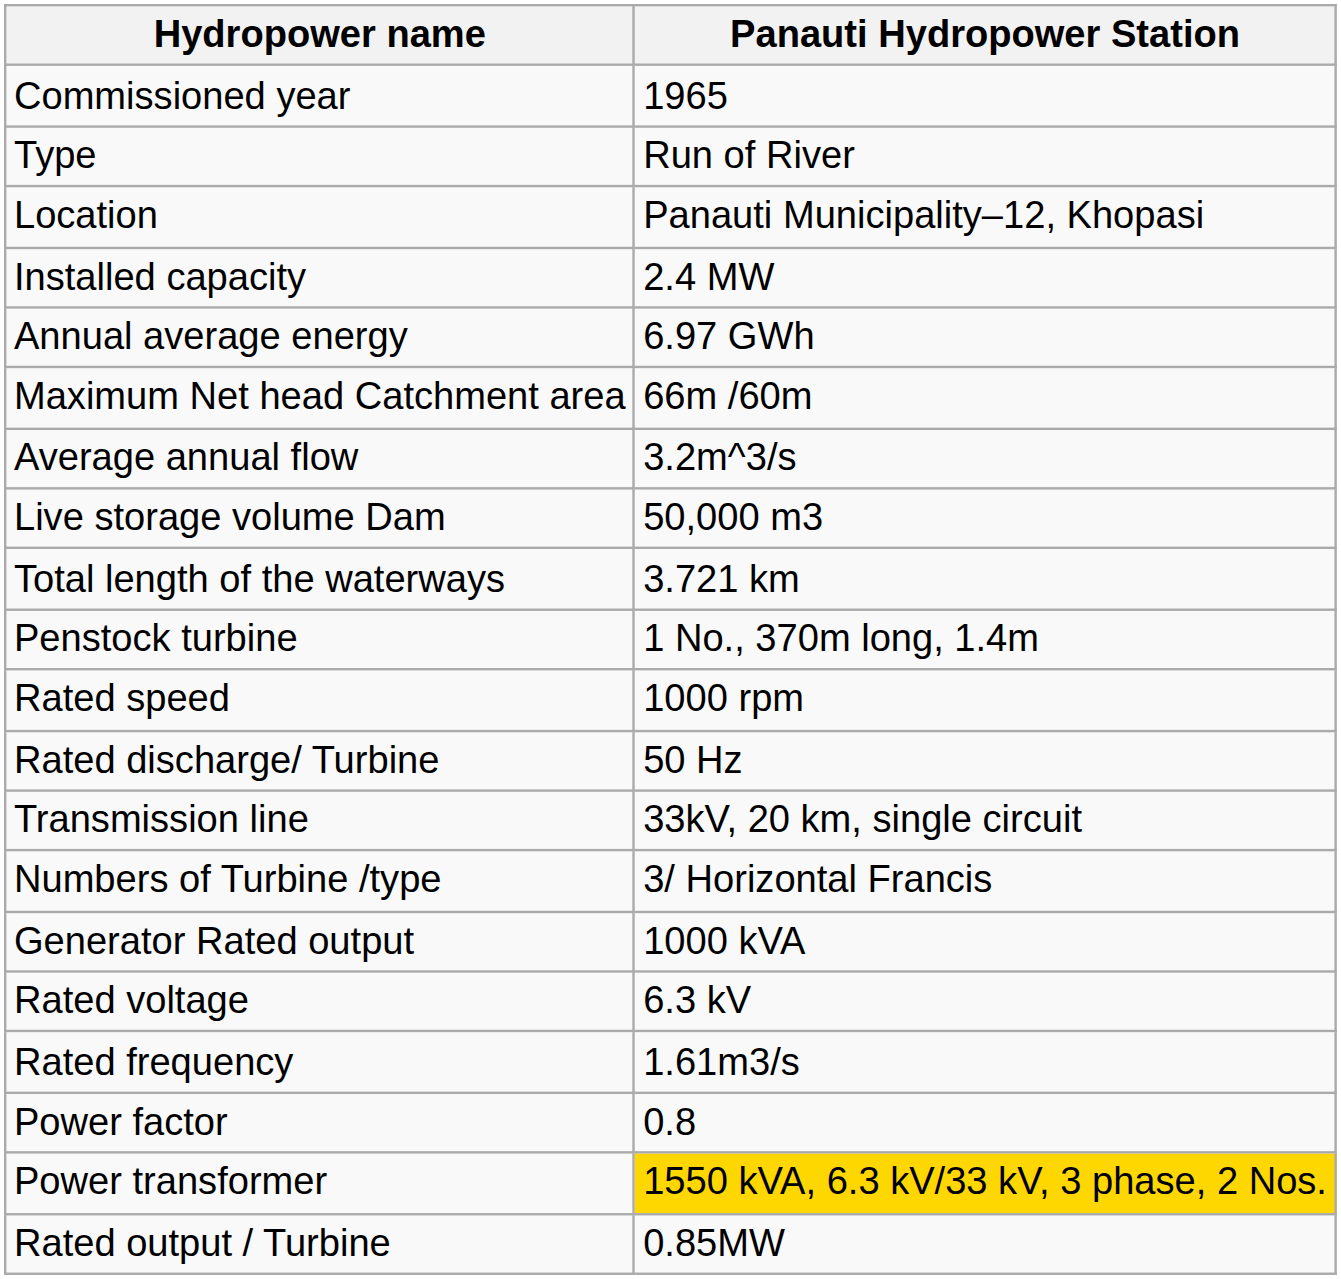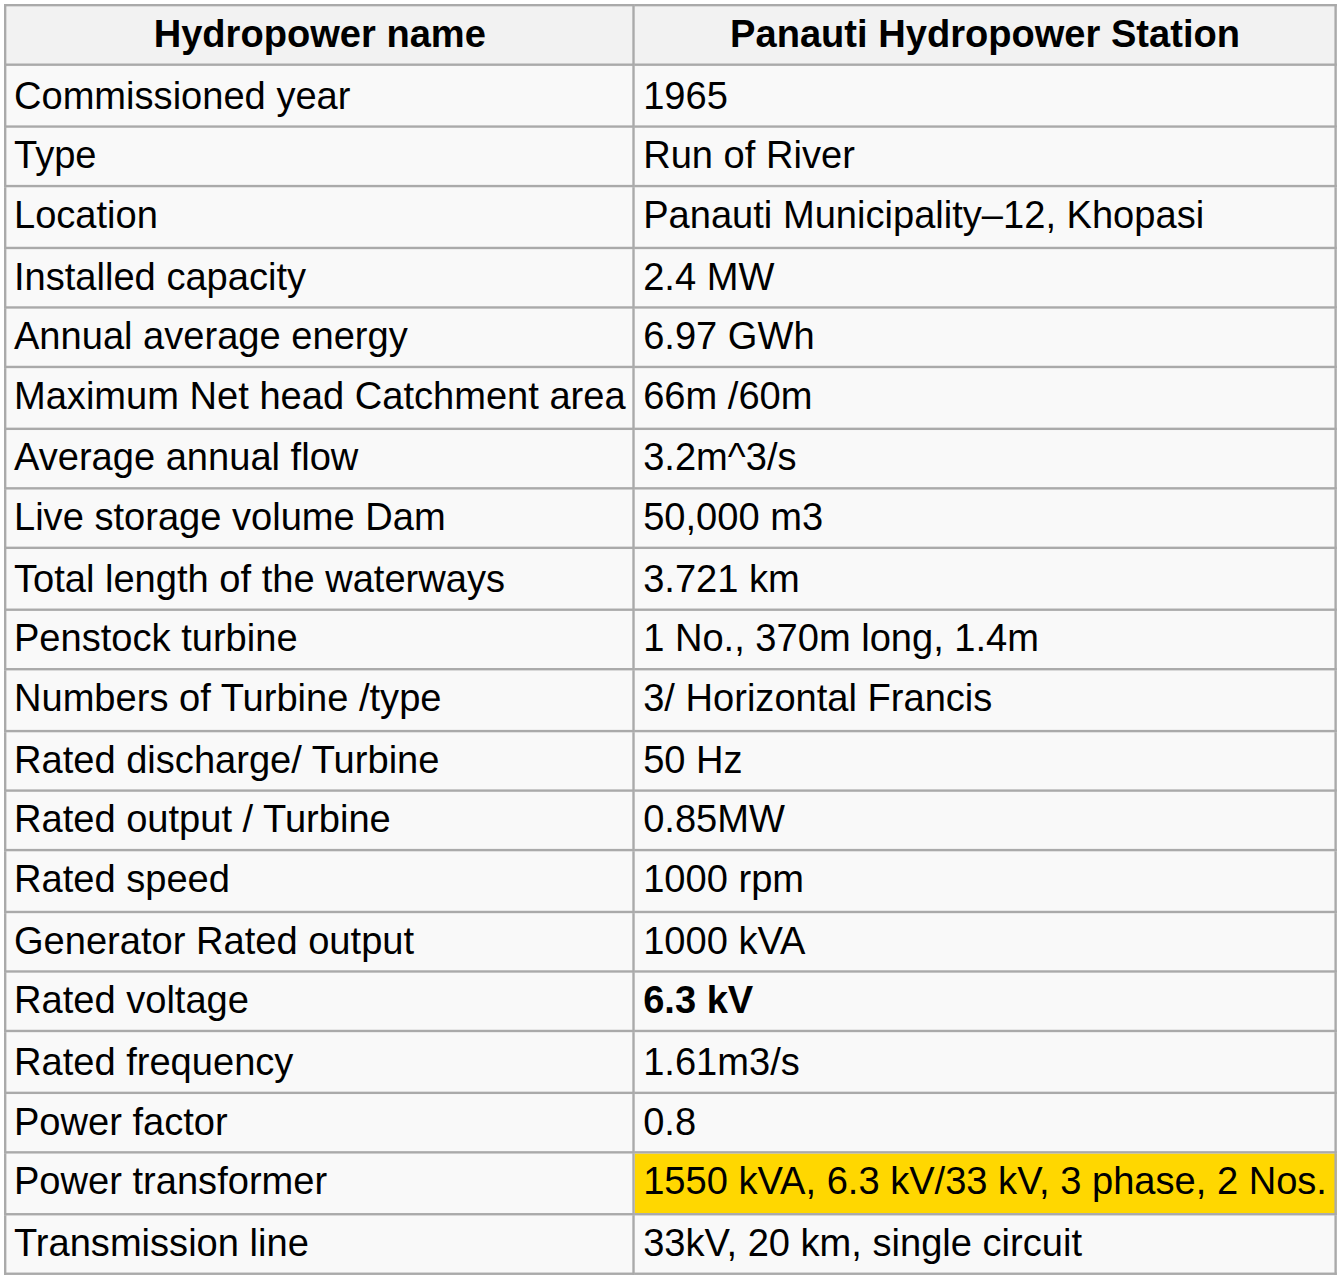rows swapped: (228, 880) <-> (122, 699)
rows swapped: (202, 1242) <-> (161, 819)
(697, 1000) normal -> (698, 1000) bold
